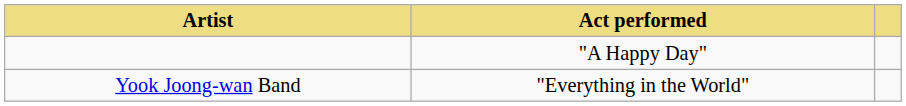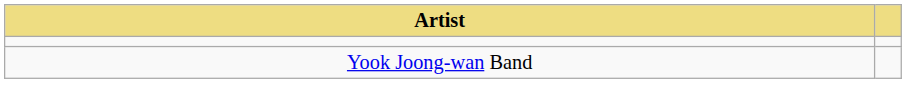- column: (643, 20)
